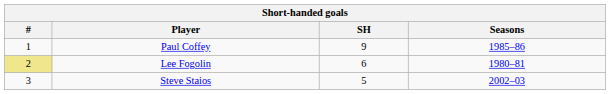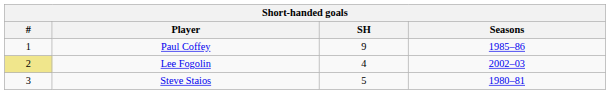(364, 64) 6 -> (364, 64) 4
(507, 64) 1980–81 -> (507, 64) 2002–03
(507, 81) 2002–03 -> (507, 81) 1980–81
